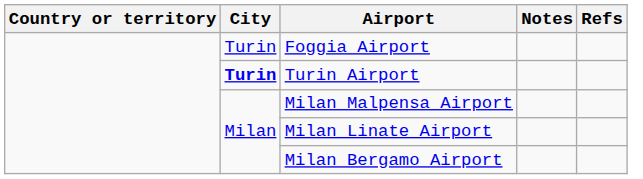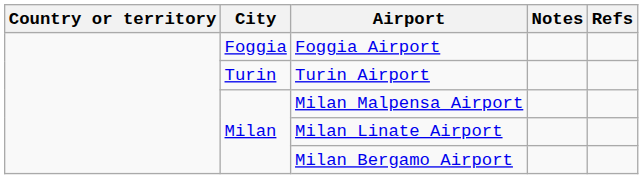(250, 47) Turin -> (256, 47) Foggia
(250, 75) bold -> (250, 75) normal
